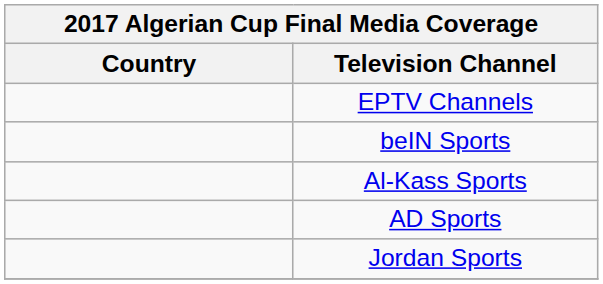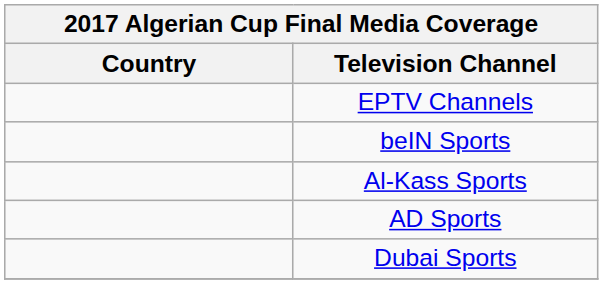+ row: (445, 258)
- row: (445, 258)
